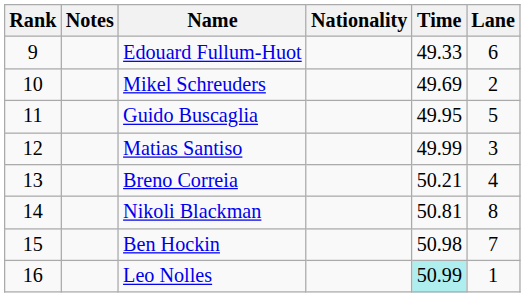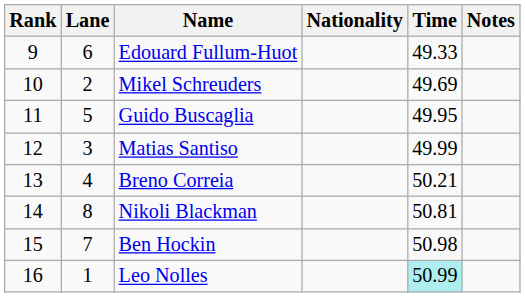columns swapped: (493, 20) <-> (90, 20)
